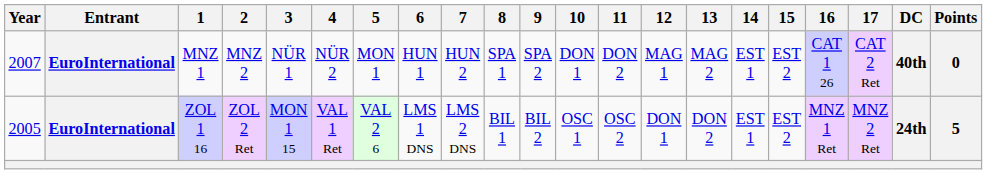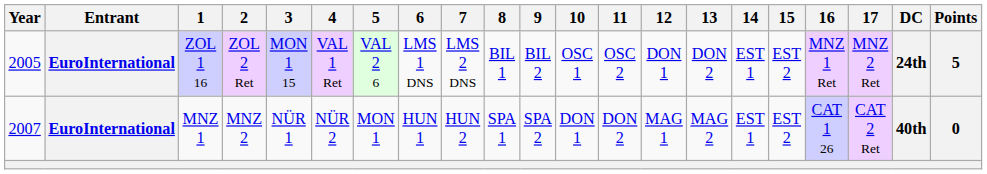rows swapped: (201, 127) <-> (201, 63)
